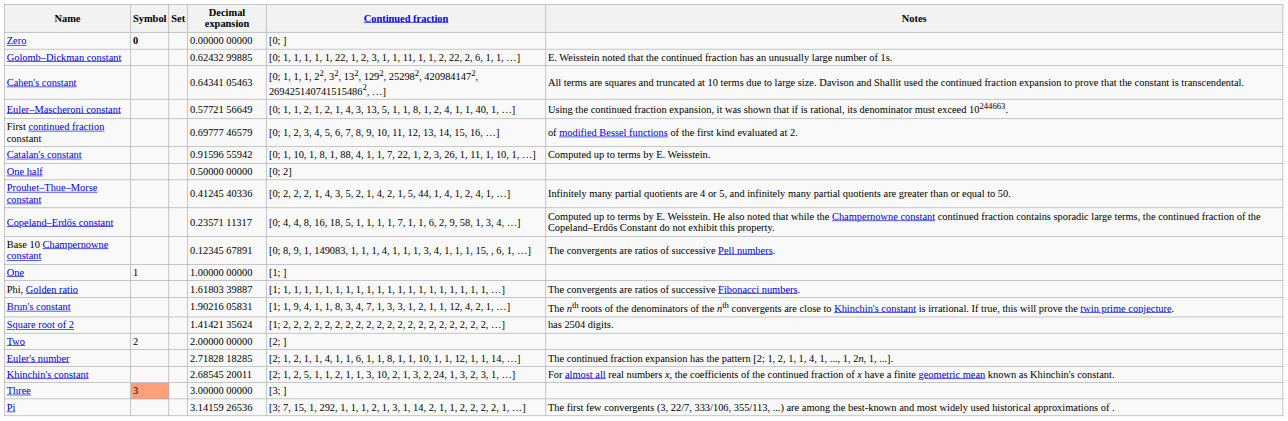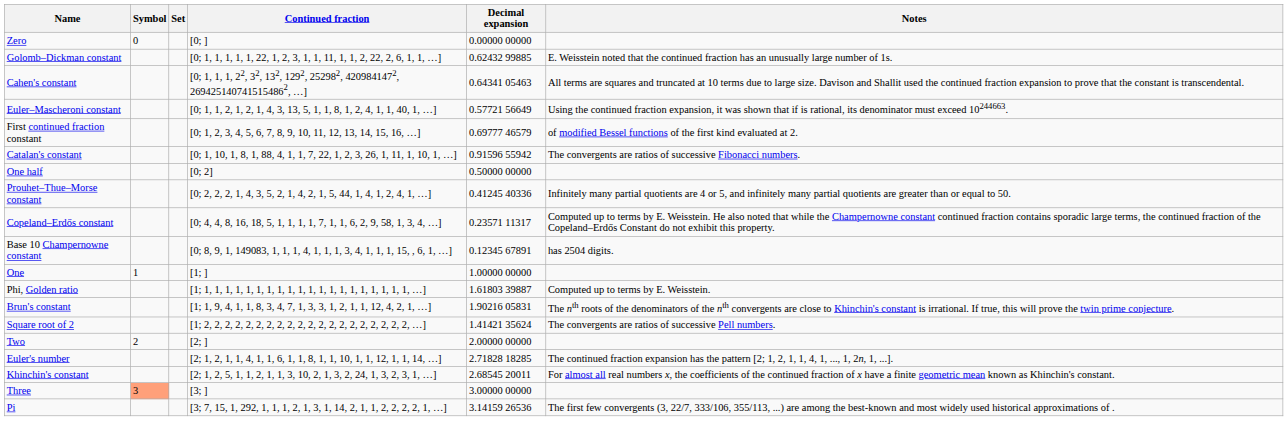columns swapped: (227, 18) <-> (406, 18)
(136, 40) bold -> (136, 40) normal
(629, 155) Computed up to terms by E. Weisstein. -> (674, 155) The convergents are ratios of successive Fibonacci numbers.
(662, 250) The convergents are ratios of successive Pell numbers. -> (581, 250) has 2504 digits.
(674, 289) The convergents are ratios of successive Fibonacci numbers. -> (629, 289) Computed up to terms by E. Weisstein.
(581, 325) has 2504 digits. -> (662, 325) The convergents are ratios of successive Pell numbers.
